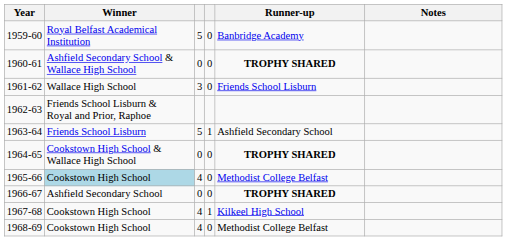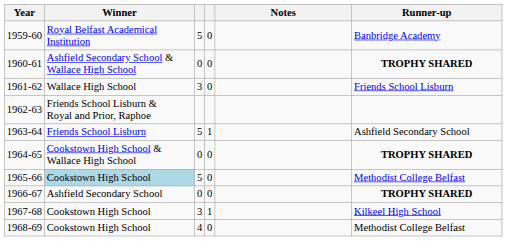columns swapped: (290, 12) <-> (433, 12)
(200, 177) 4 -> (200, 177) 5
(200, 211) 4 -> (200, 211) 3
